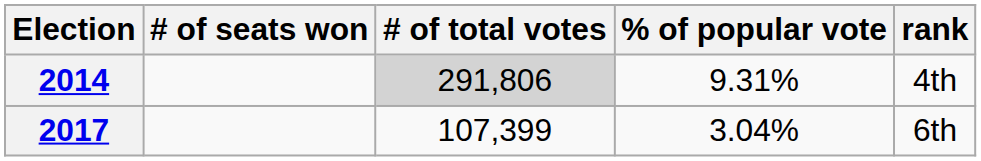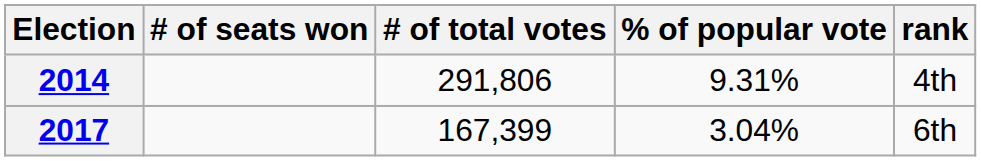(495, 79) lightgrey background -> (495, 79) no background
(495, 130) 107,399 -> (495, 130) 167,399
